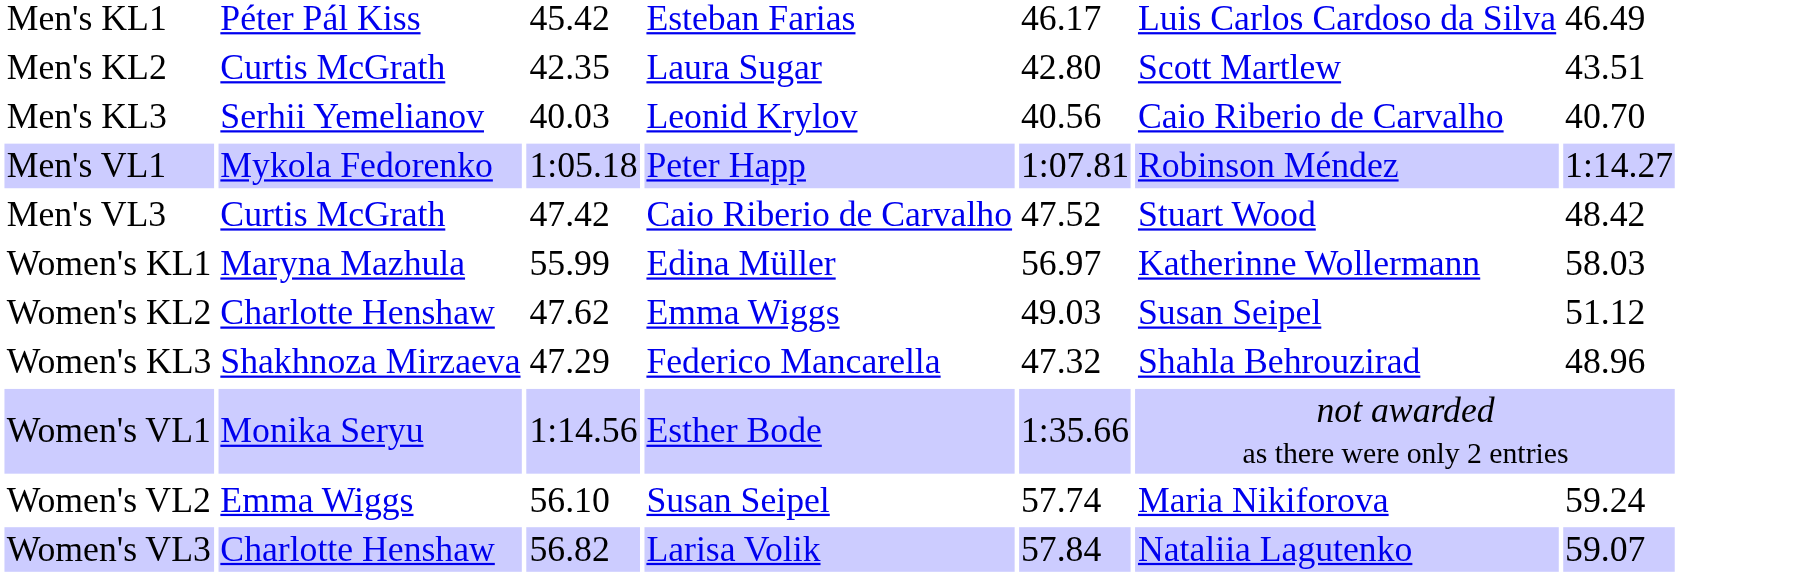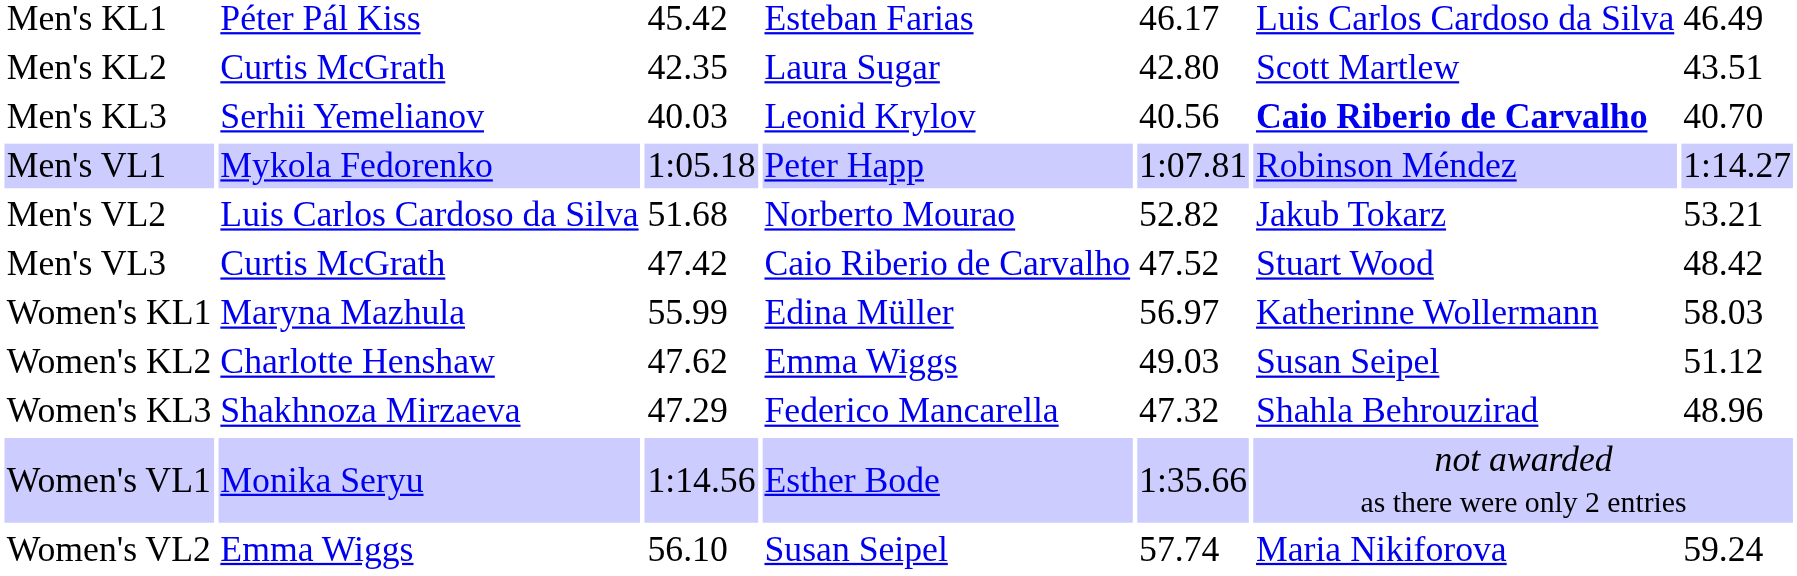(1321, 116) normal -> (1452, 116) bold
+ row: (86, 214)
- row: (109, 548)
